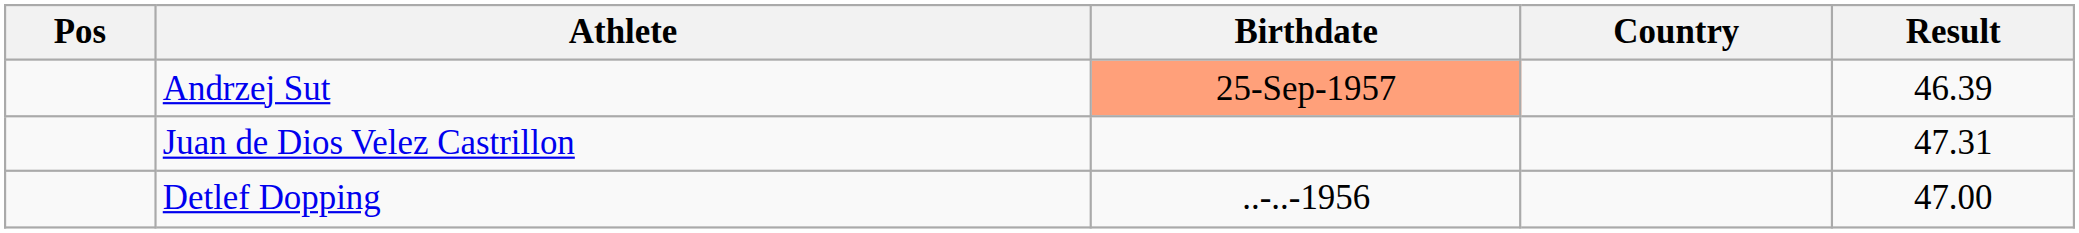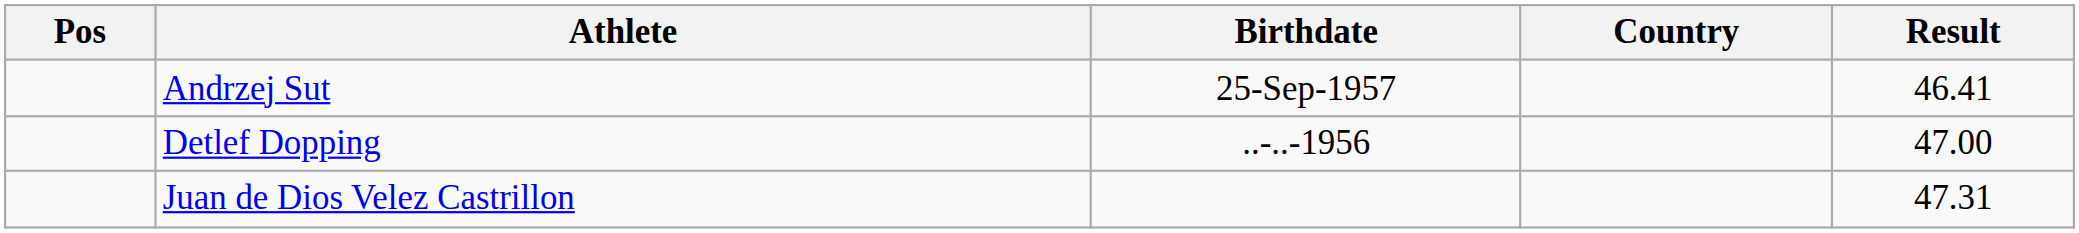(1306, 87) lightsalmon background -> (1306, 87) no background
(1953, 87) 46.39 -> (1953, 87) 46.41
rows swapped: (272, 198) <-> (369, 142)
